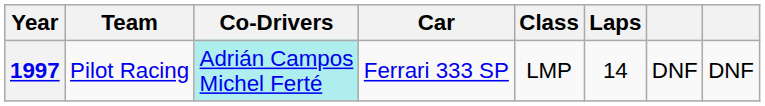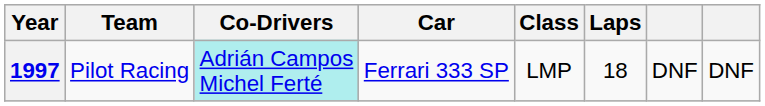(615, 70) 14 -> (615, 70) 18
